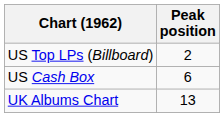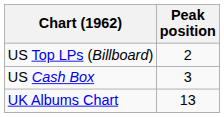(188, 77) 6 -> (188, 77) 3
